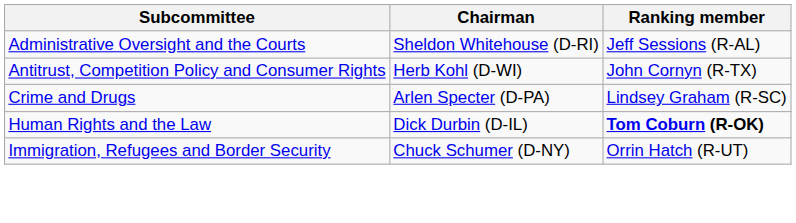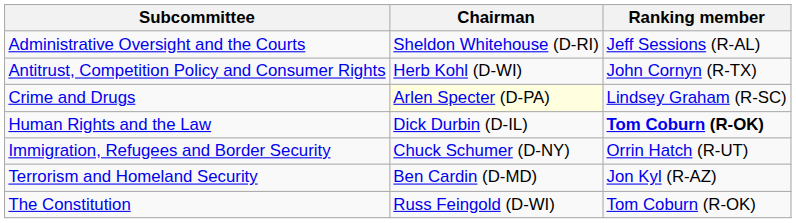(472, 97) no background -> (472, 97) lightyellow background
+ row: (133, 177)
+ row: (70, 204)
